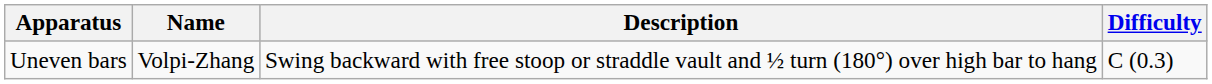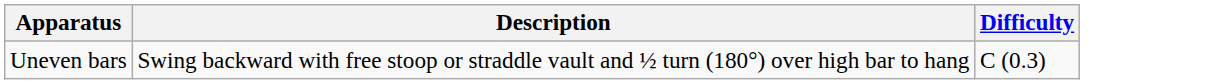- column: (196, 22)
